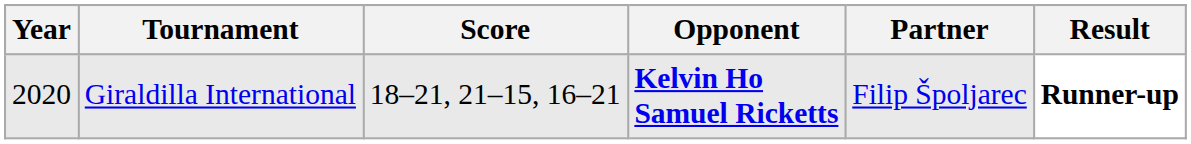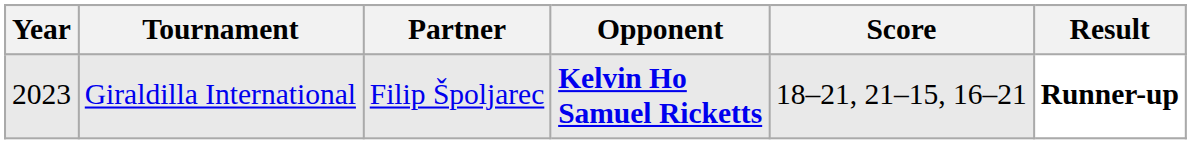columns swapped: (940, 29) <-> (495, 29)
(41, 95) 2020 -> (41, 95) 2023
